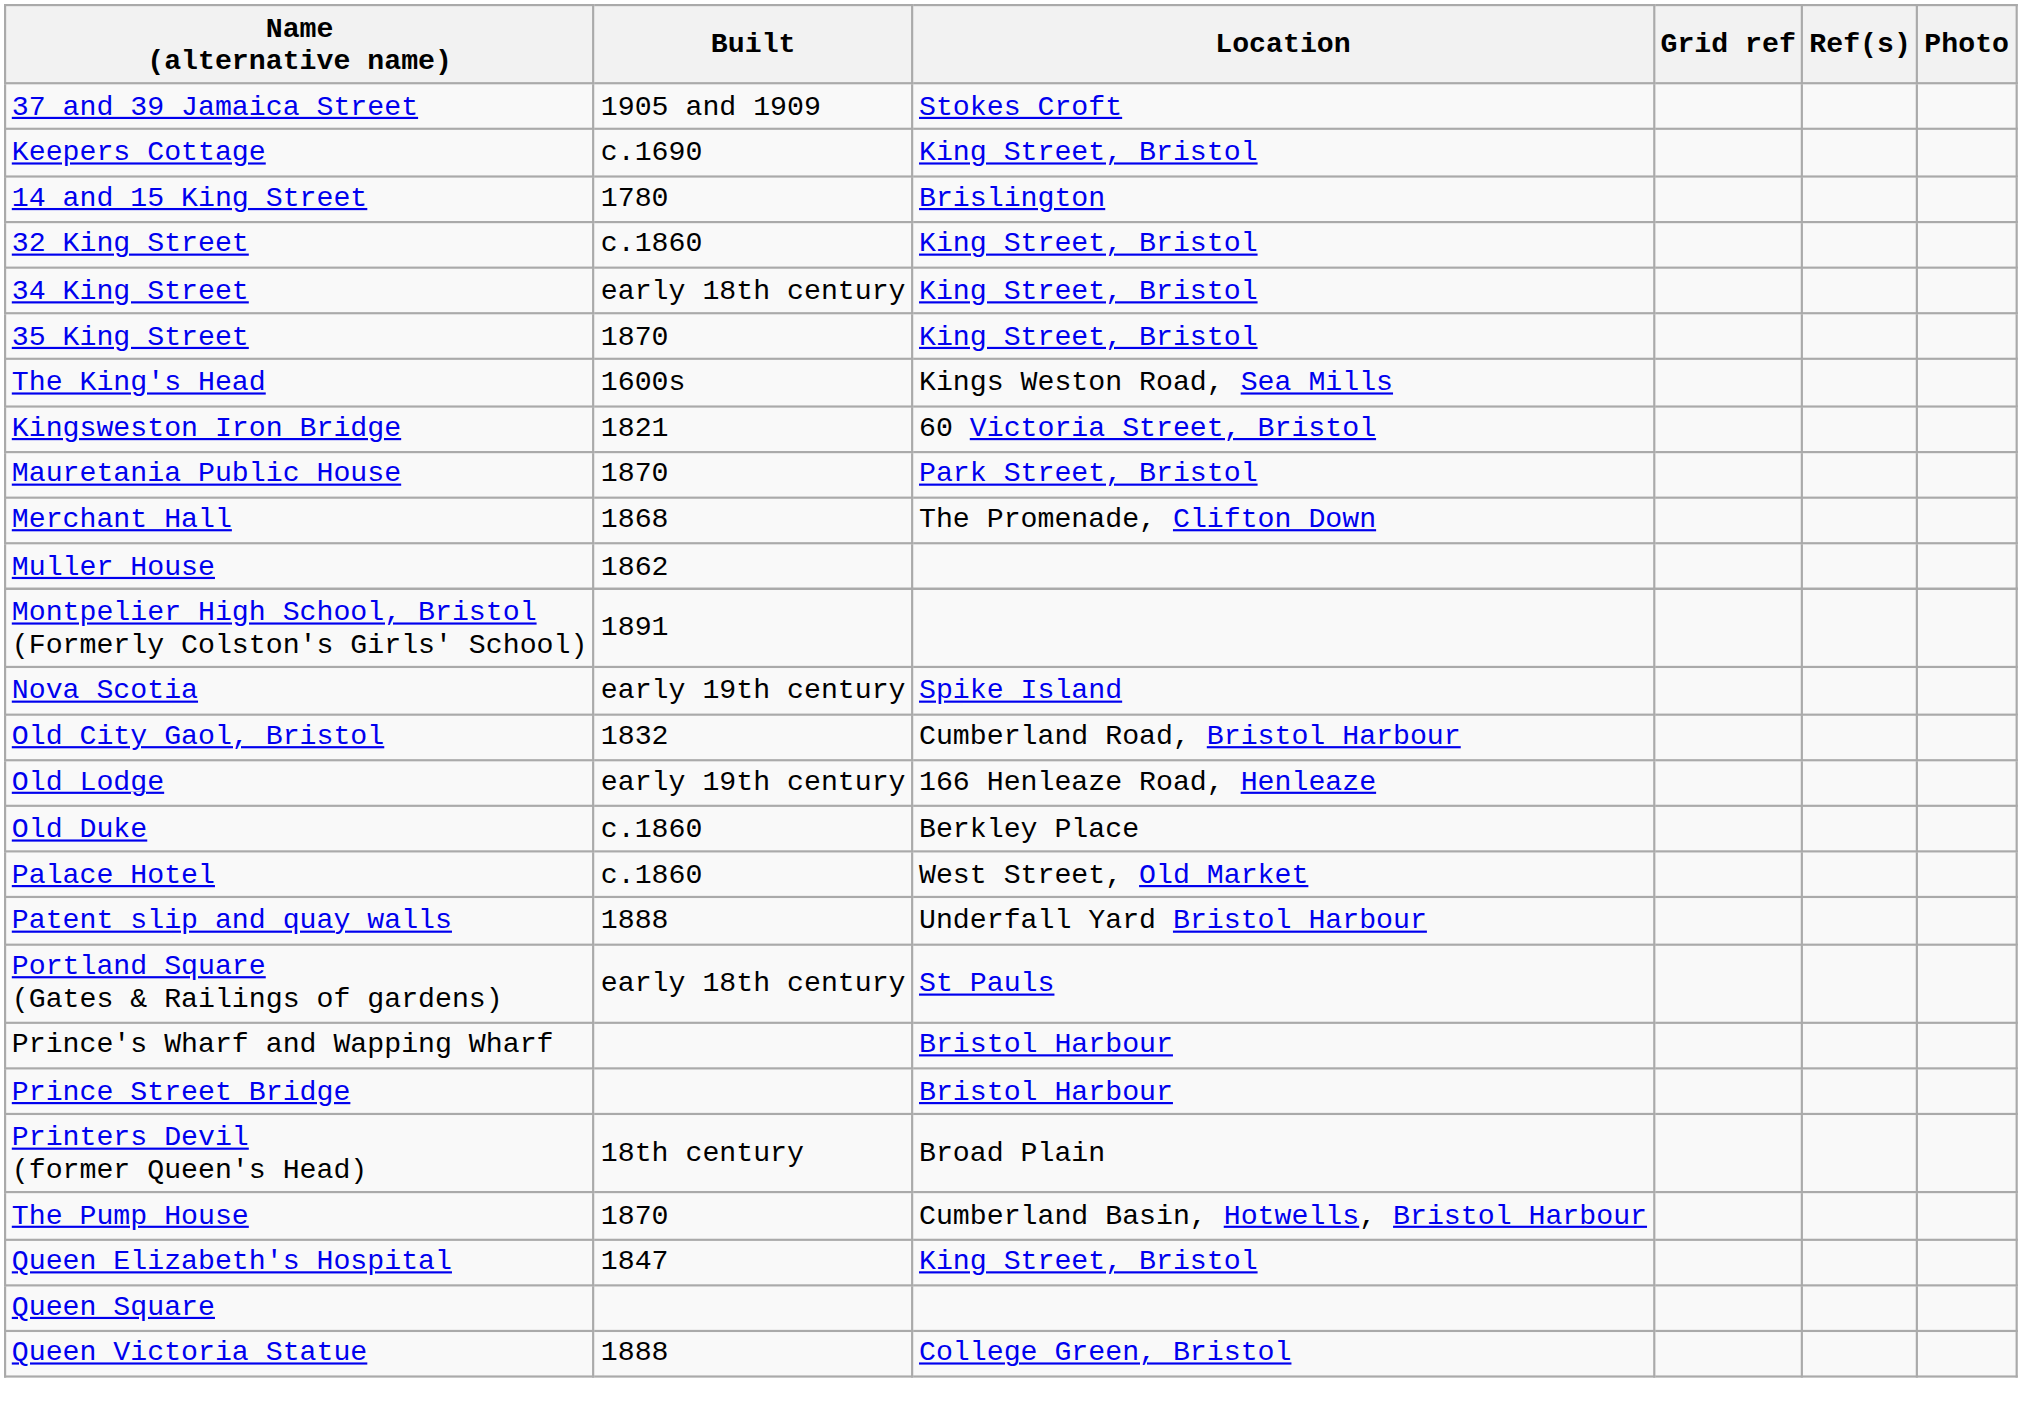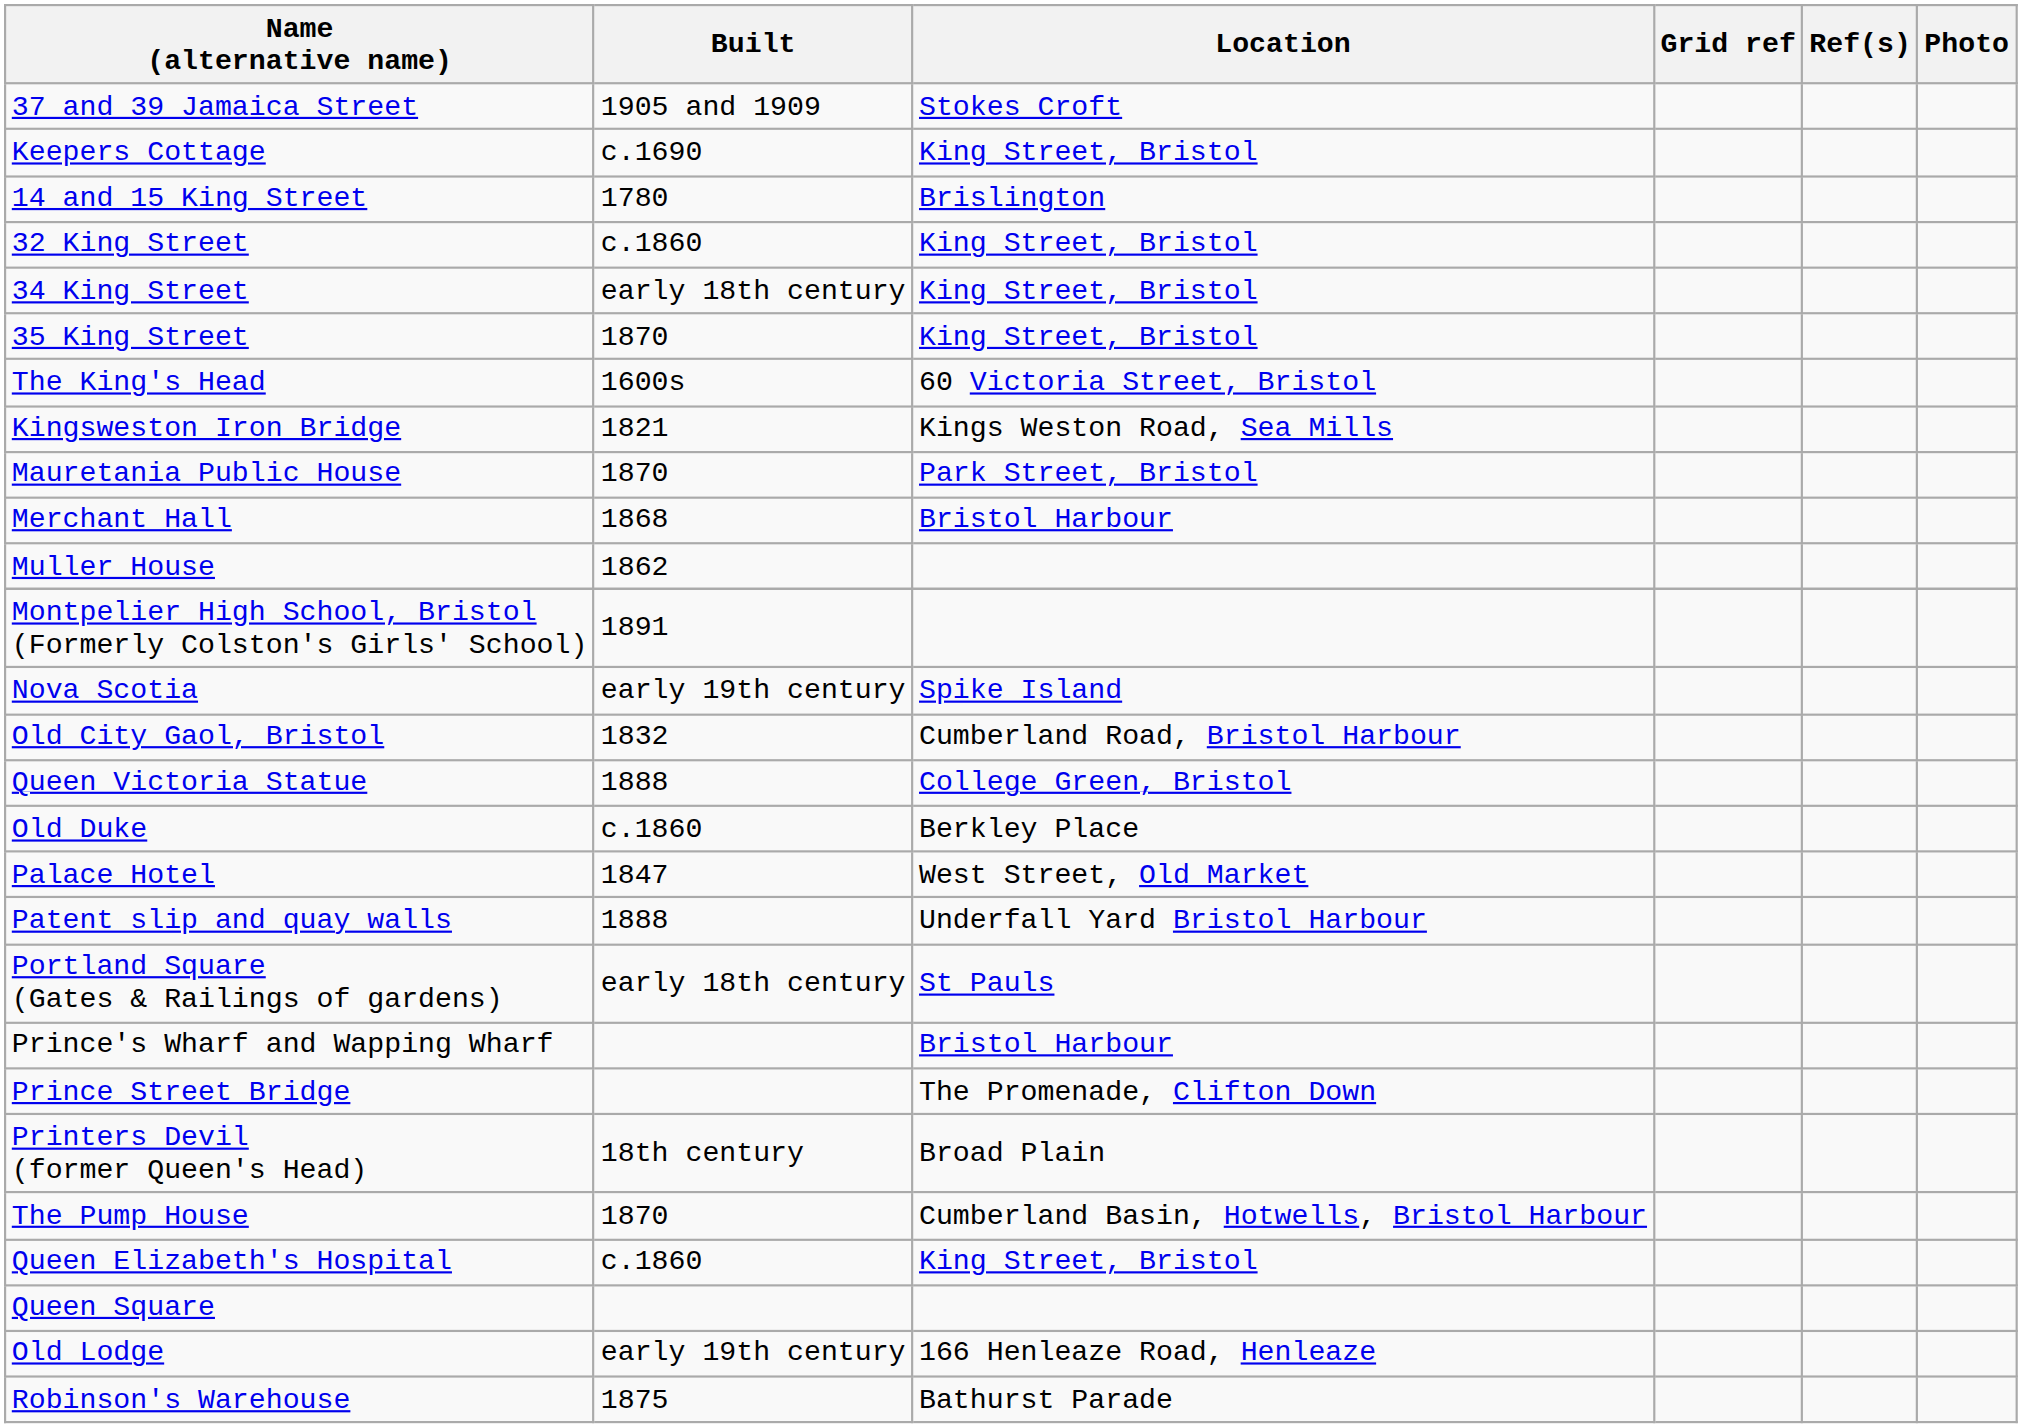(1156, 382) Kings Weston Road, Sea Mills -> (1148, 382) 60 Victoria Street, Bristol
(1148, 428) 60 Victoria Street, Bristol -> (1156, 428) Kings Weston Road, Sea Mills
(1148, 520) The Promenade, Clifton Down -> (1046, 520) Bristol Harbour
rows swapped: (88, 783) <-> (190, 1354)
(652, 875) c.1860 -> (635, 875) 1847
(1046, 1091) Bristol Harbour -> (1148, 1091) The Promenade, Clifton Down
(635, 1262) 1847 -> (652, 1262) c.1860
+ row: (181, 1400)
